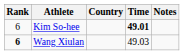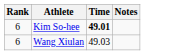- column: (106, 12)
(18, 42) bold -> (18, 42) normal
